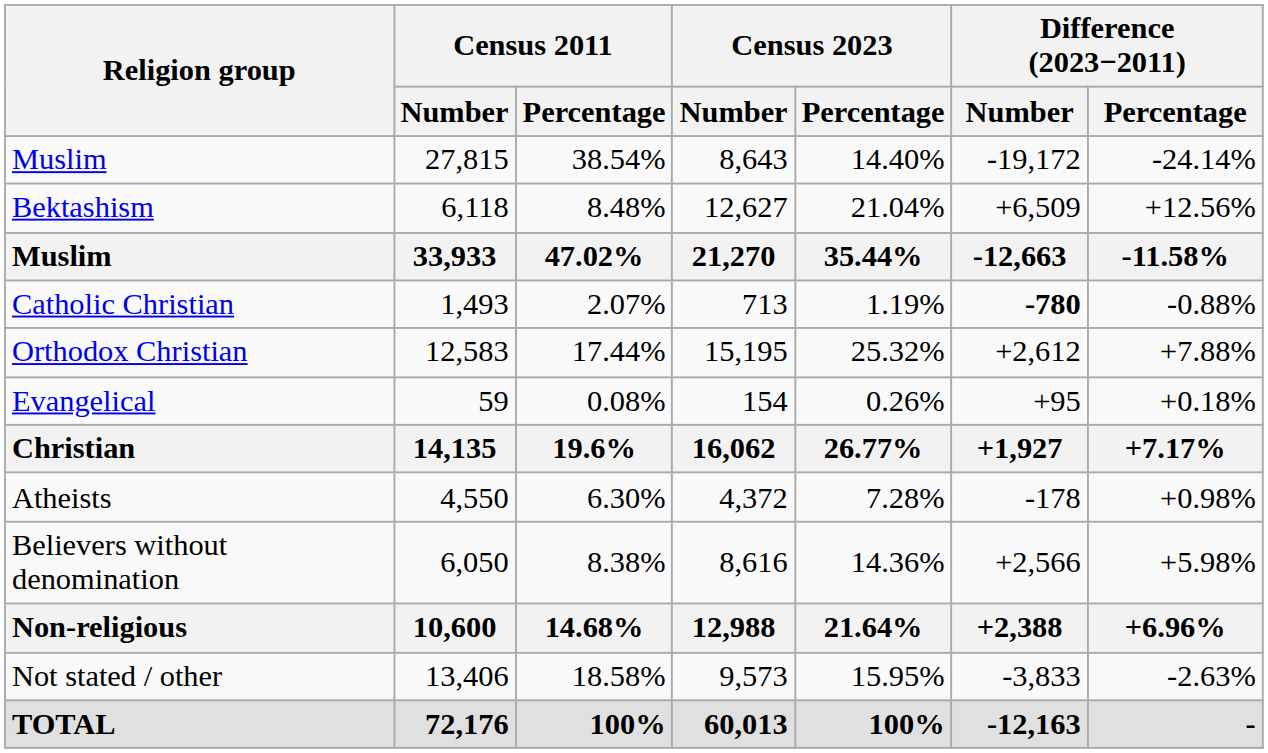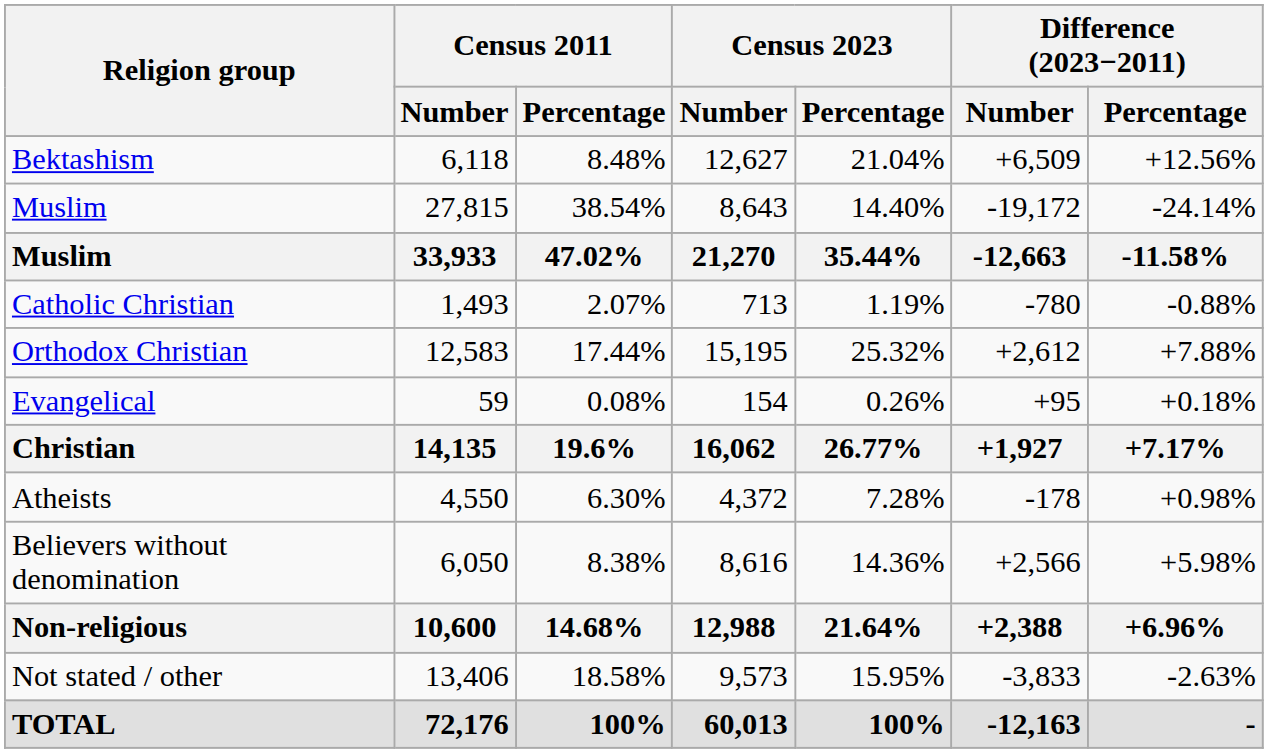rows swapped: (59, 159) <-> (83, 207)
(1053, 303) bold -> (1053, 303) normal
